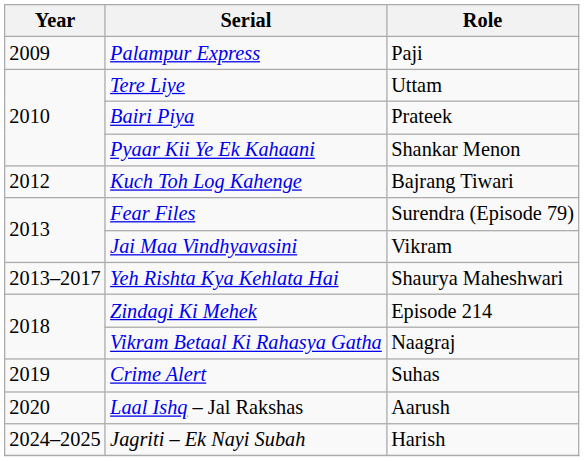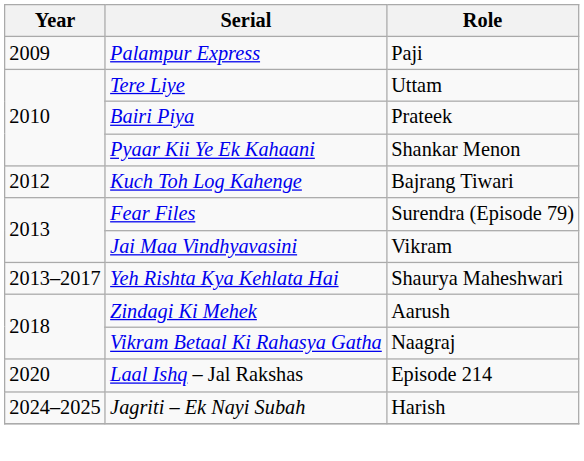(442, 310) Episode 214 -> (421, 310) Aarush
- row: (158, 375)
(421, 407) Aarush -> (442, 375) Episode 214
